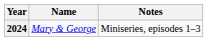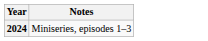- column: (64, 12)
